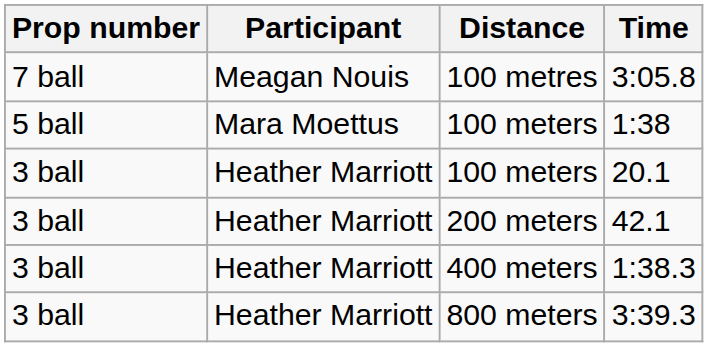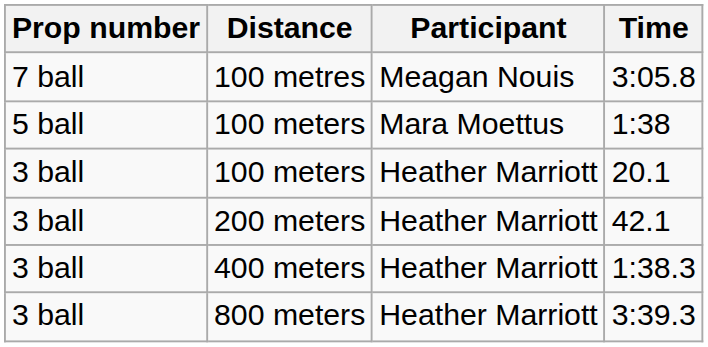columns swapped: (522, 28) <-> (323, 28)
